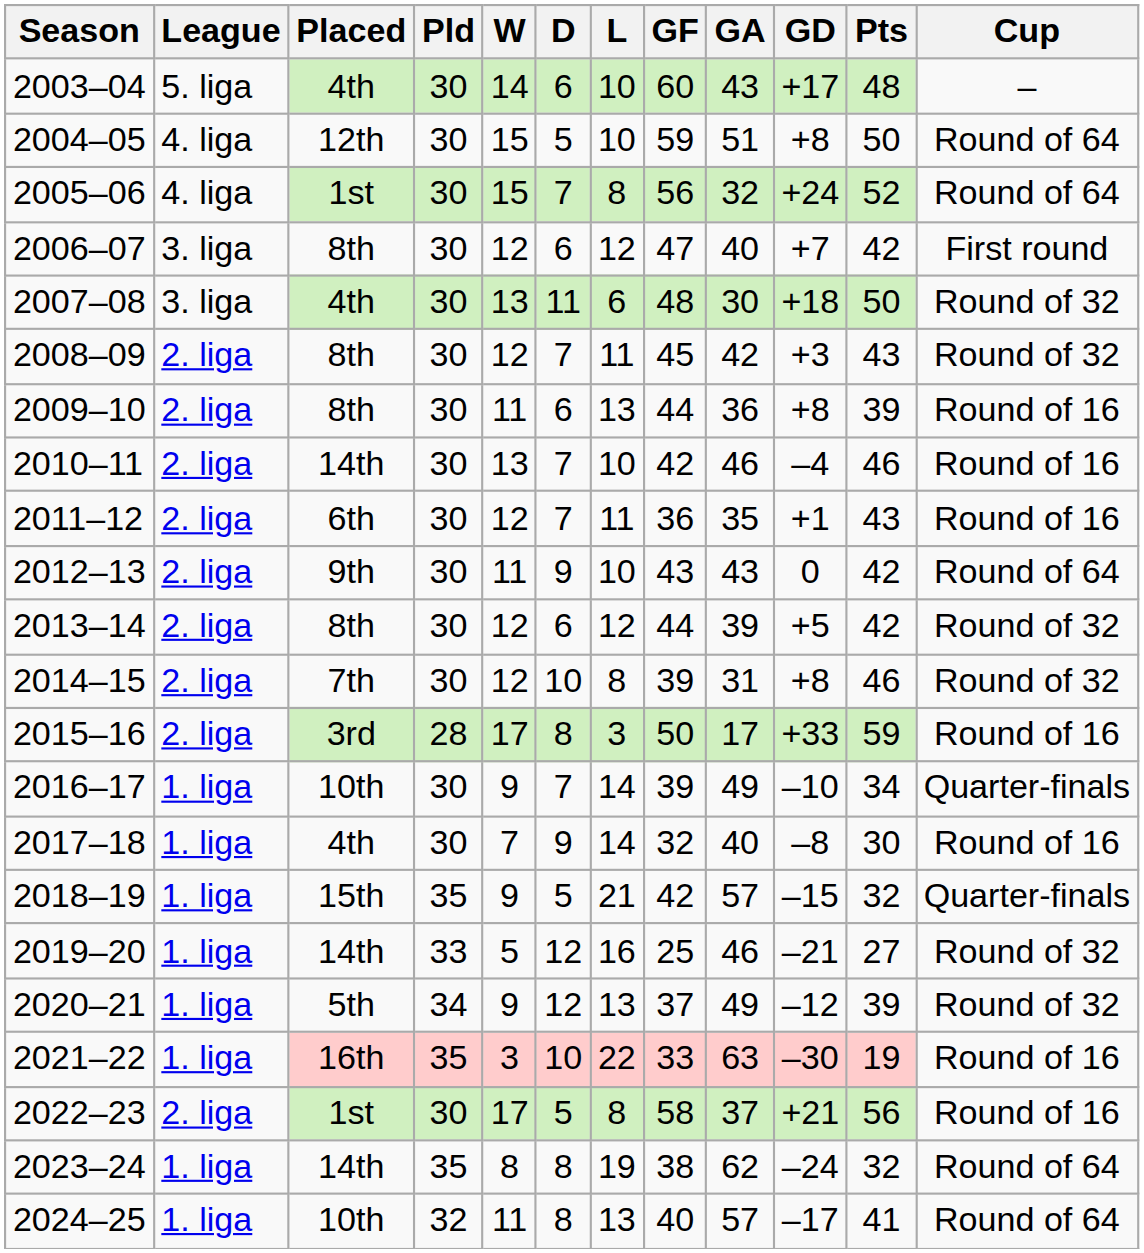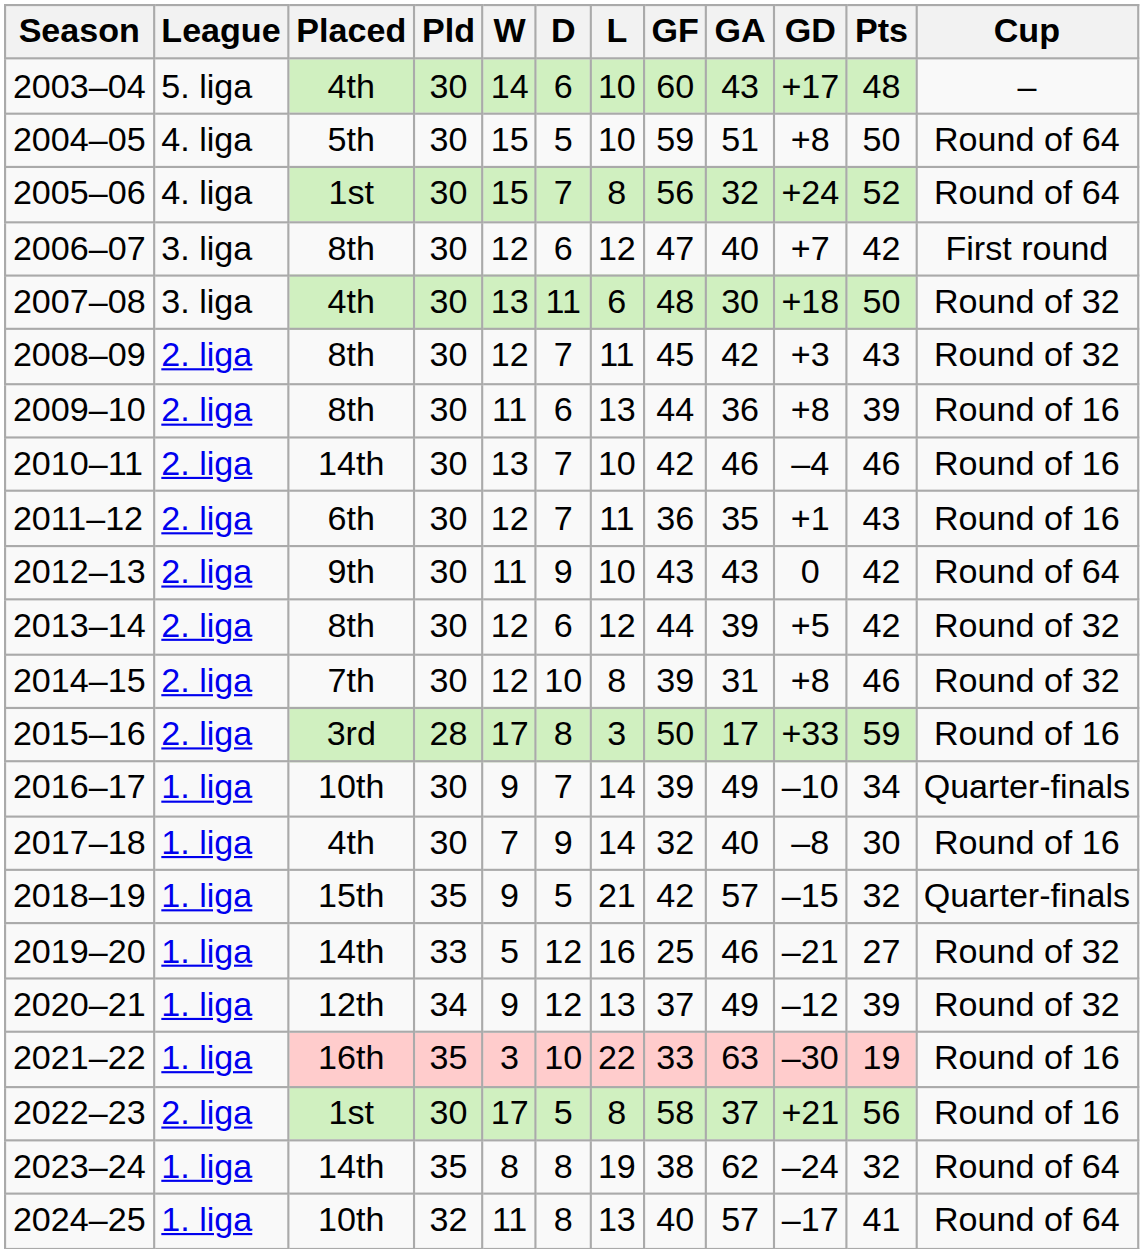(351, 139) 12th -> (351, 139) 5th
(351, 1004) 5th -> (351, 1004) 12th
